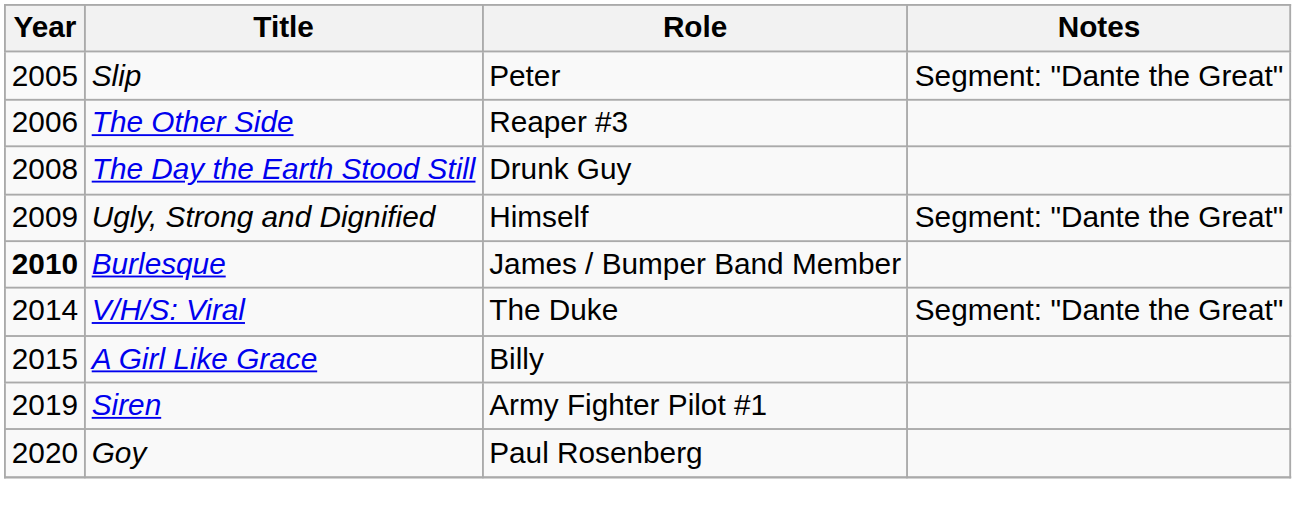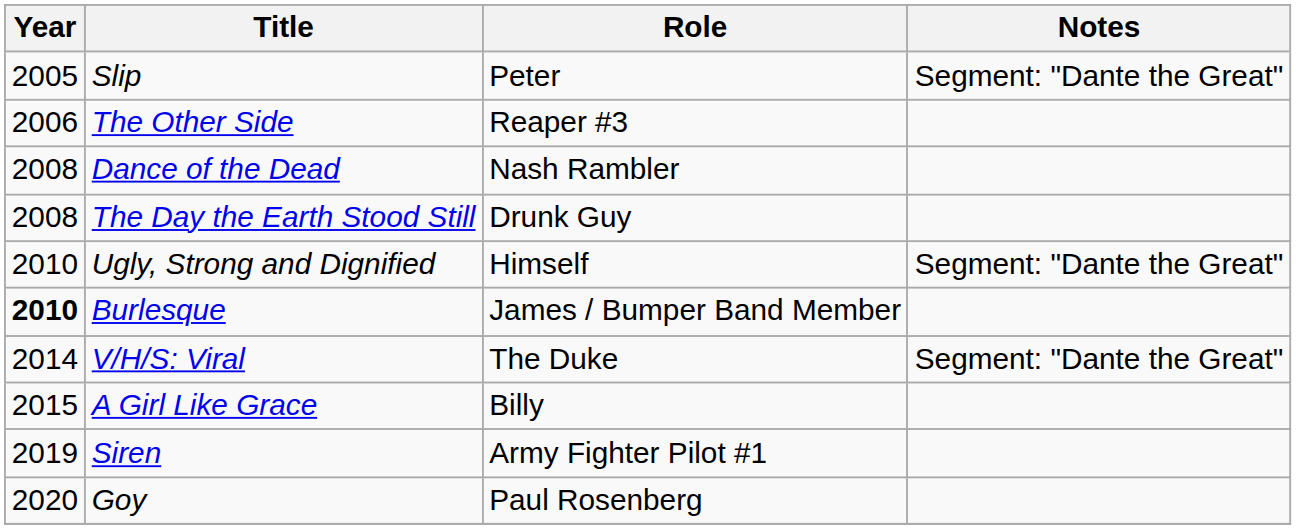+ row: (216, 169)
(45, 216) 2009 -> (45, 264) 2010
